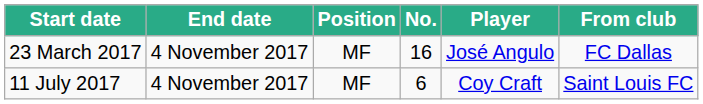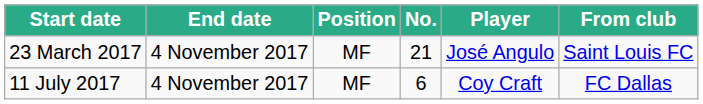(421, 51) 16 -> (421, 51) 21
(628, 51) FC Dallas -> (628, 51) Saint Louis FC
(628, 83) Saint Louis FC -> (628, 83) FC Dallas
